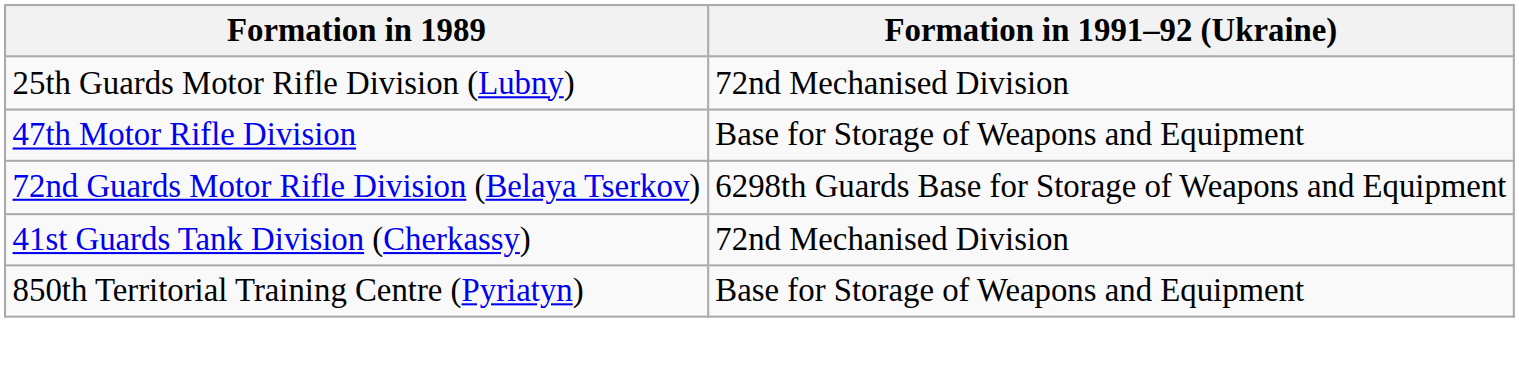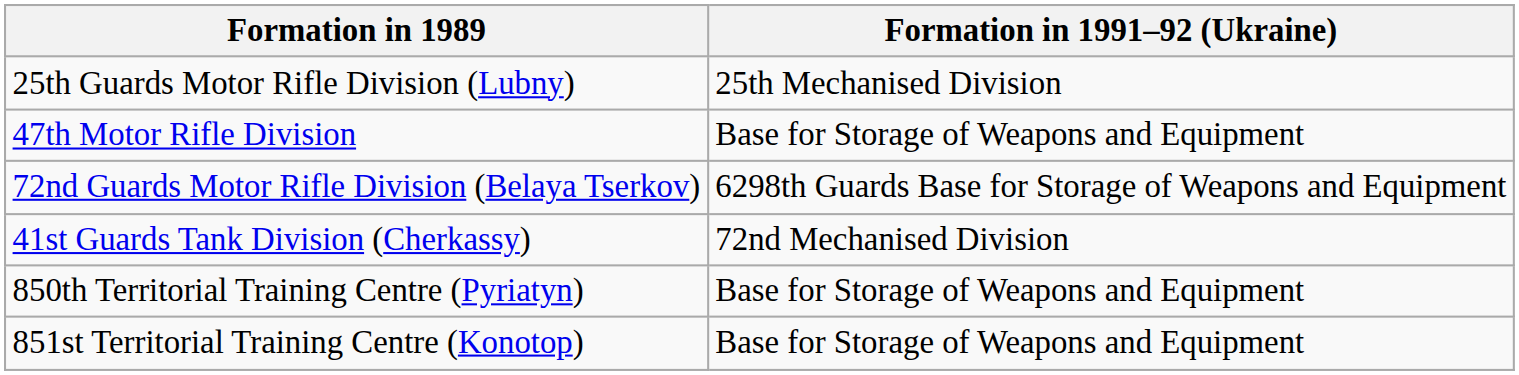(892, 82) 72nd Mechanised Division -> (888, 82) 25th Mechanised Division
+ row: (298, 342)
